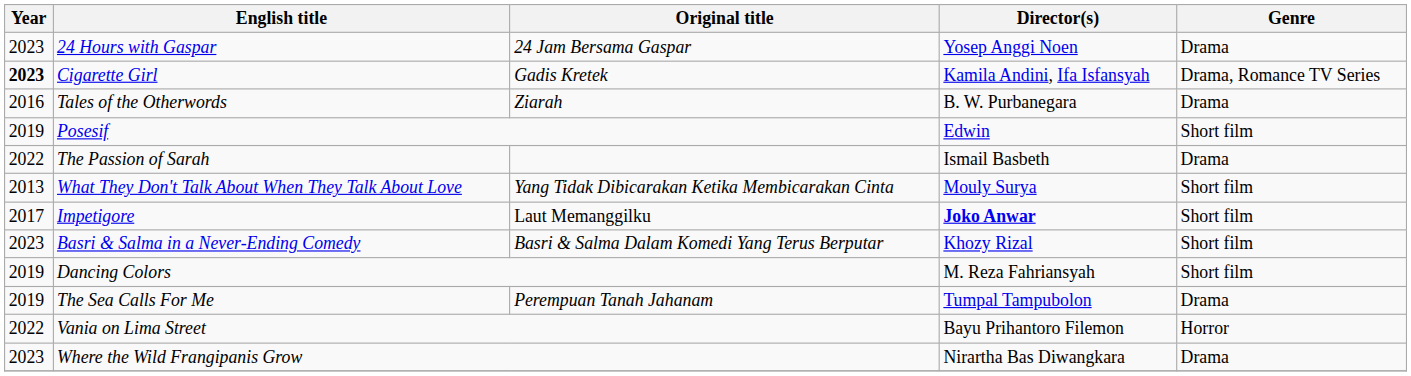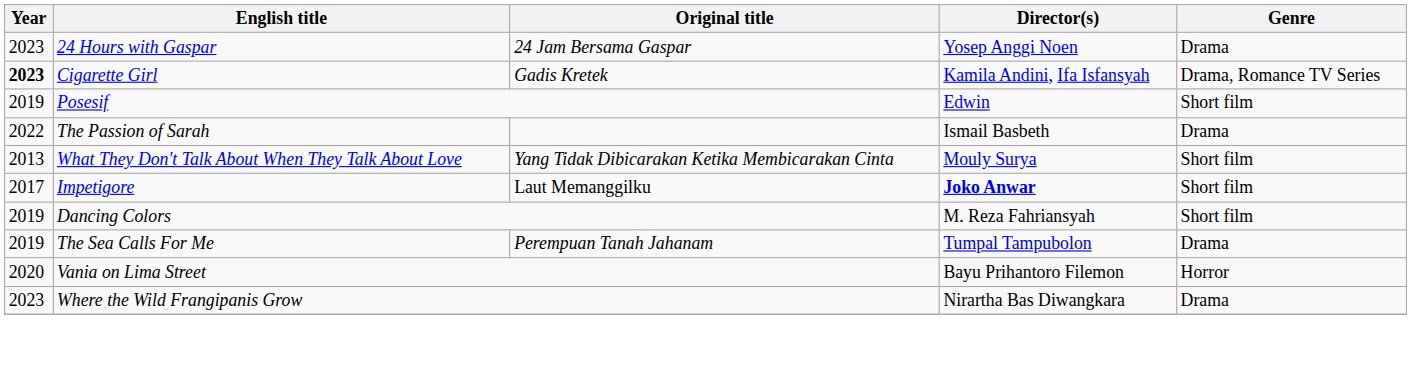- row: (142, 103)
- row: (209, 243)
(26, 328) 2022 -> (26, 272) 2020
